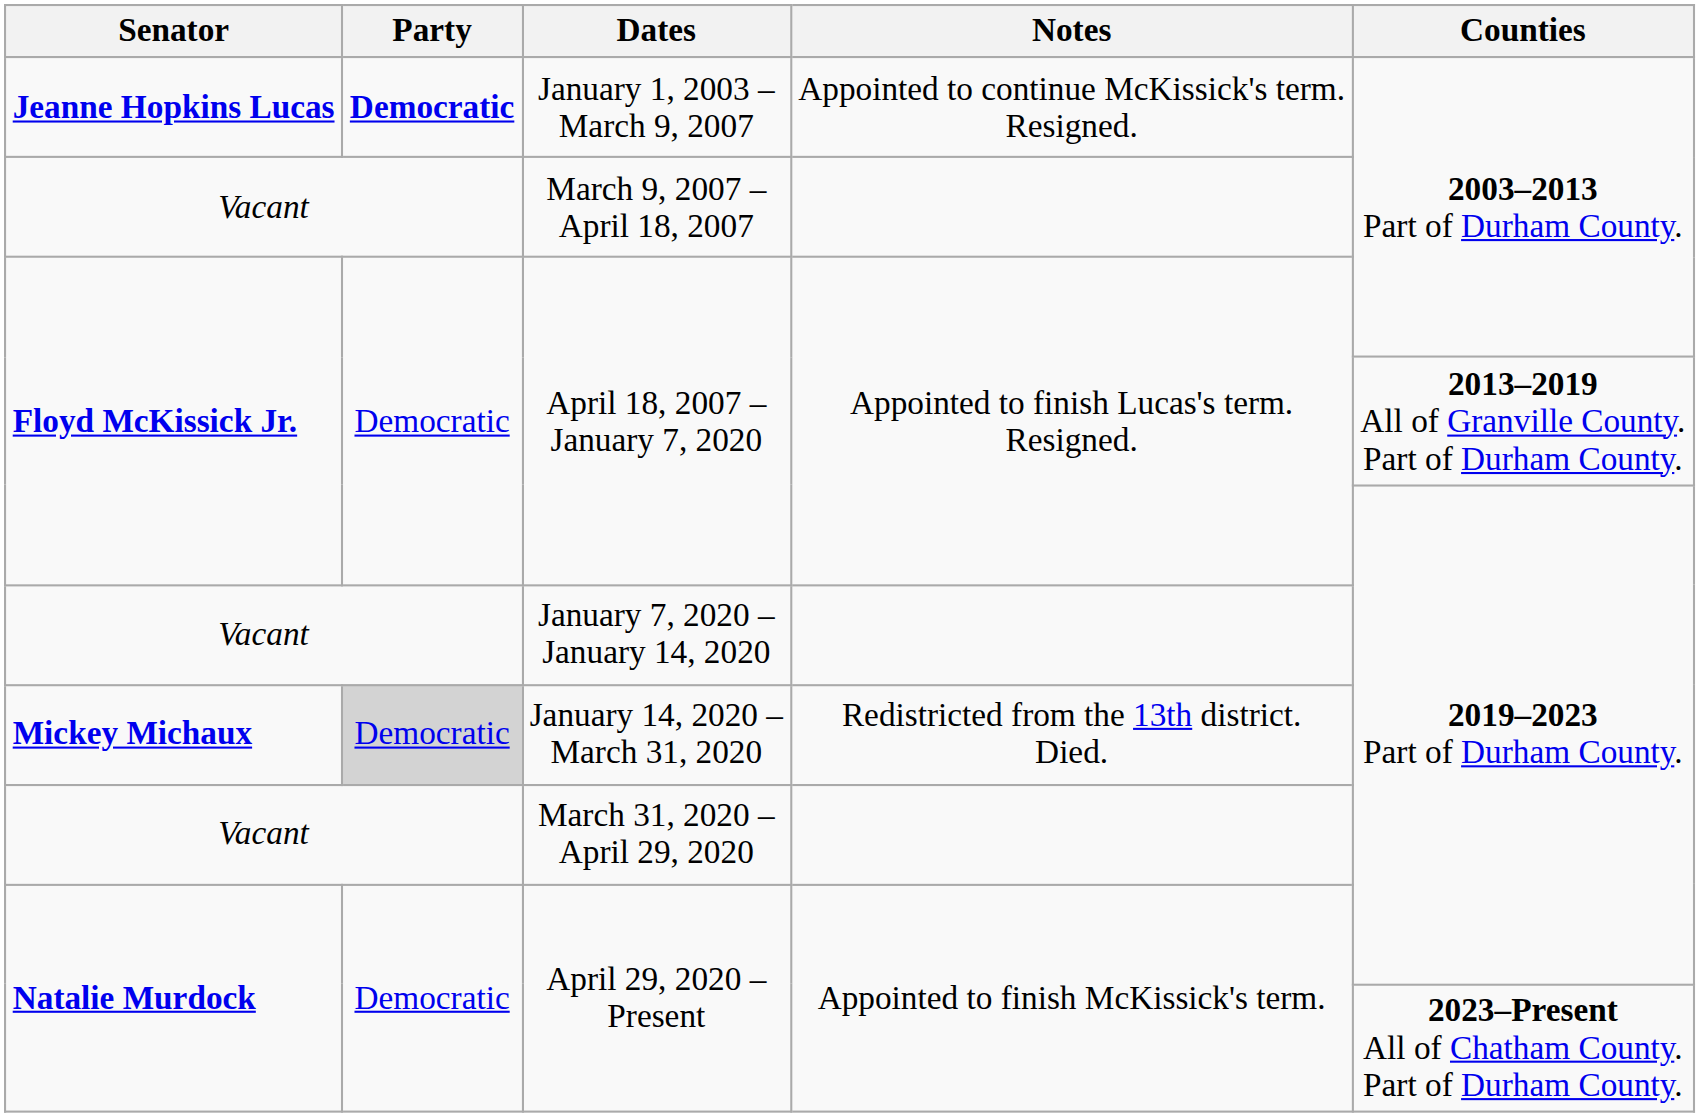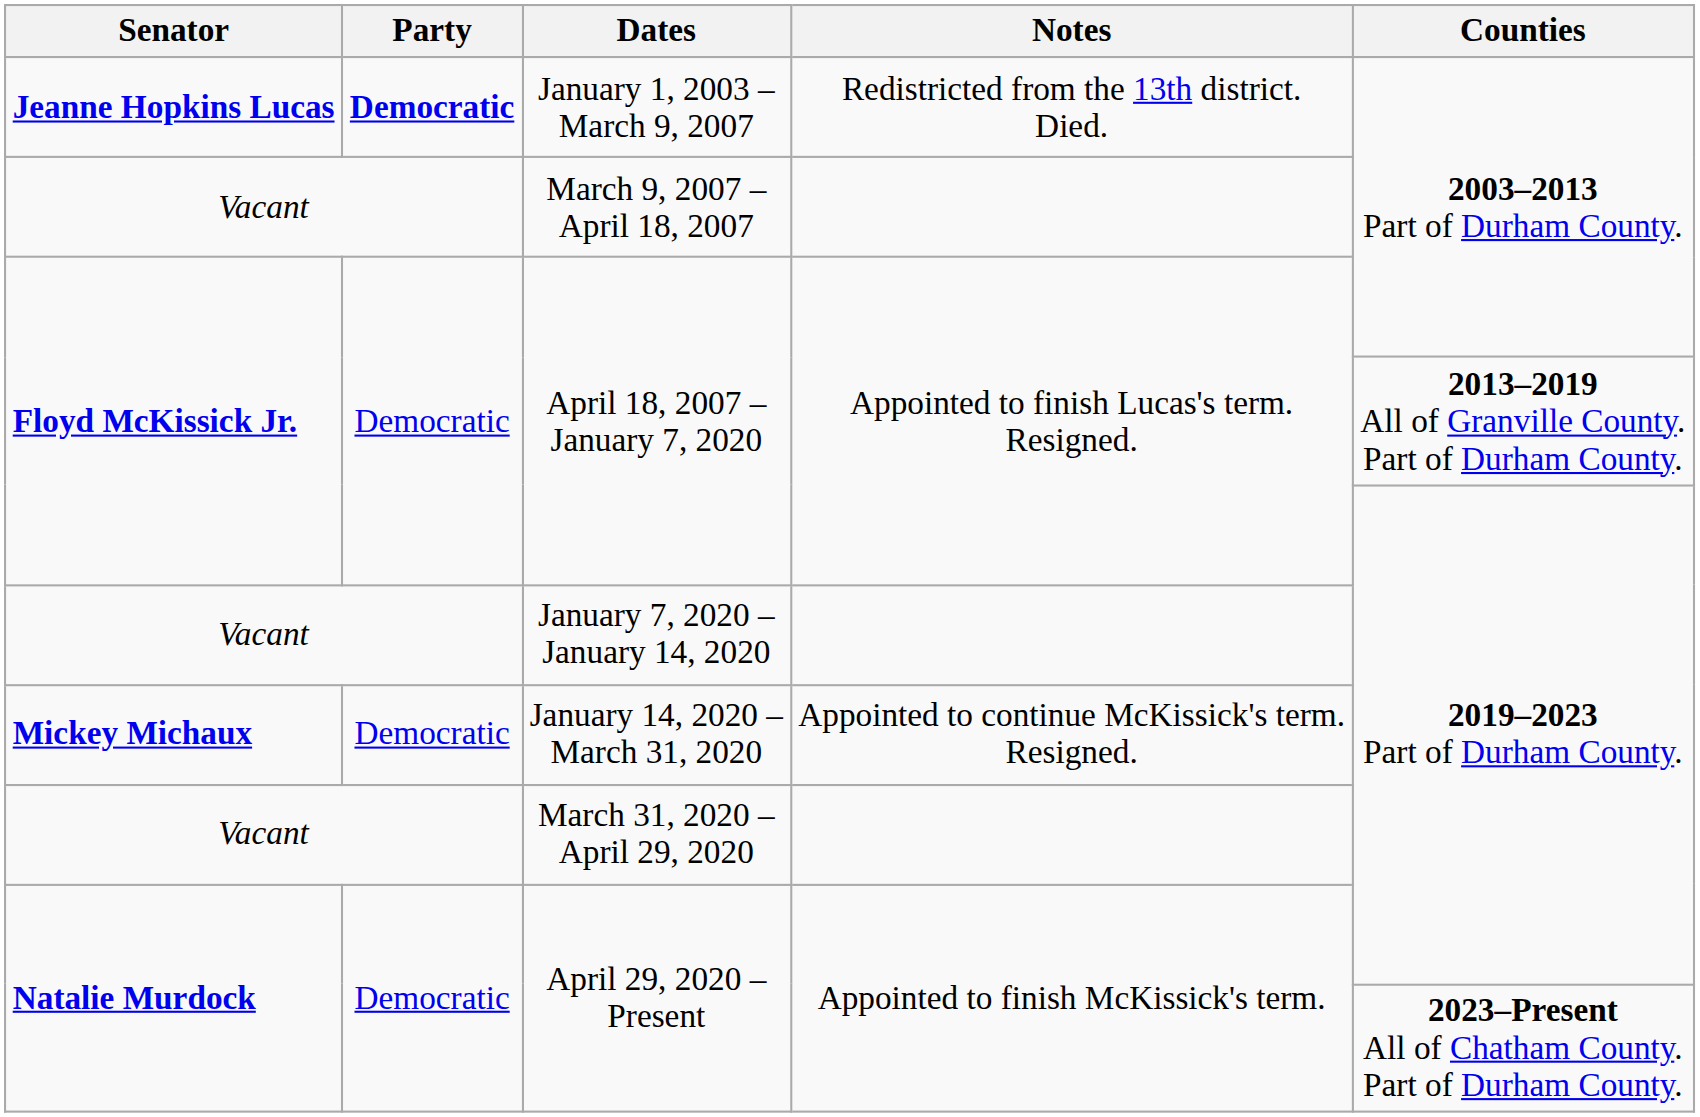(1072, 107) Appointed to continue McKissick's term. Resigned. -> (1072, 107) Redistricted from the 13th district. Died.
(432, 734) lightgrey background -> (432, 734) no background
(1072, 734) Redistricted from the 13th district. Died. -> (1072, 734) Appointed to continue McKissick's term. Resigned.
